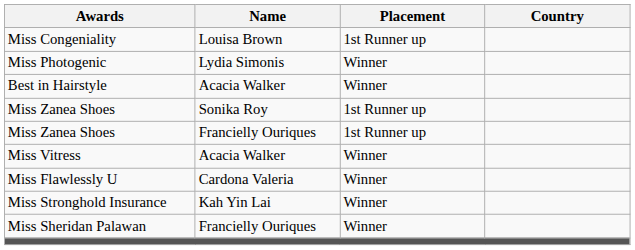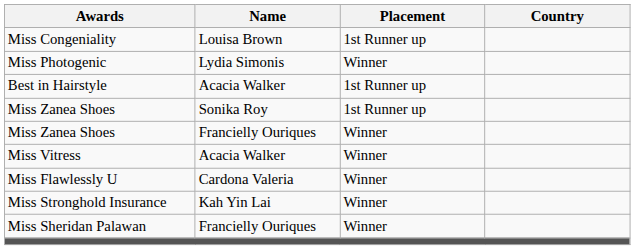(365, 86) Winner -> (385, 86) 1st Runner up
(385, 132) 1st Runner up -> (365, 132) Winner
